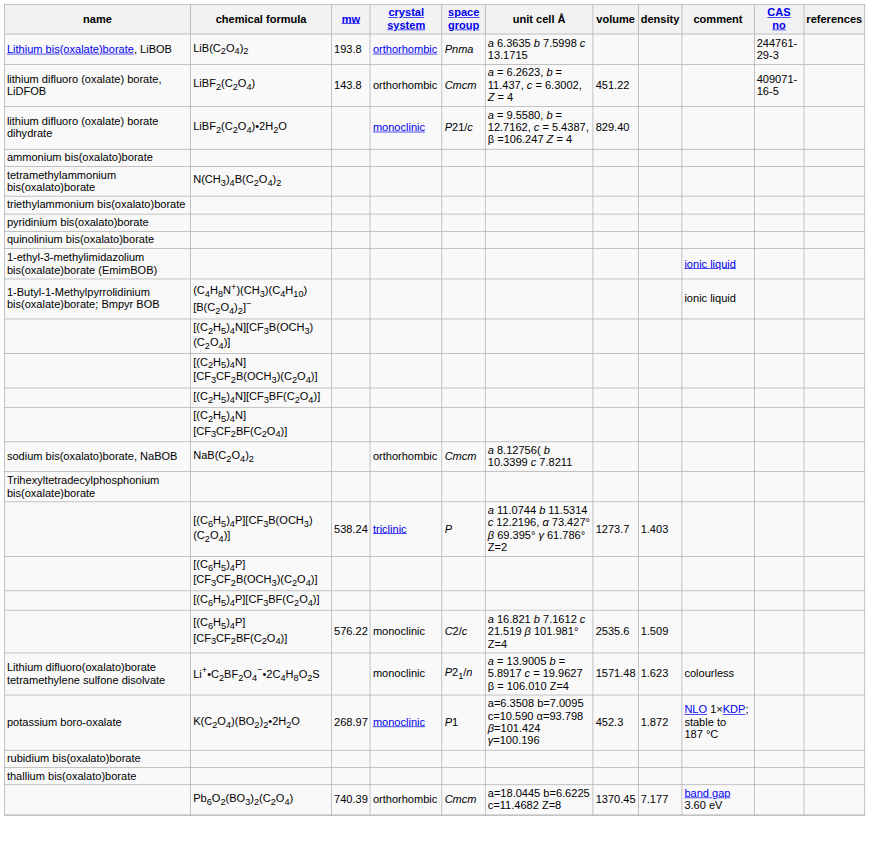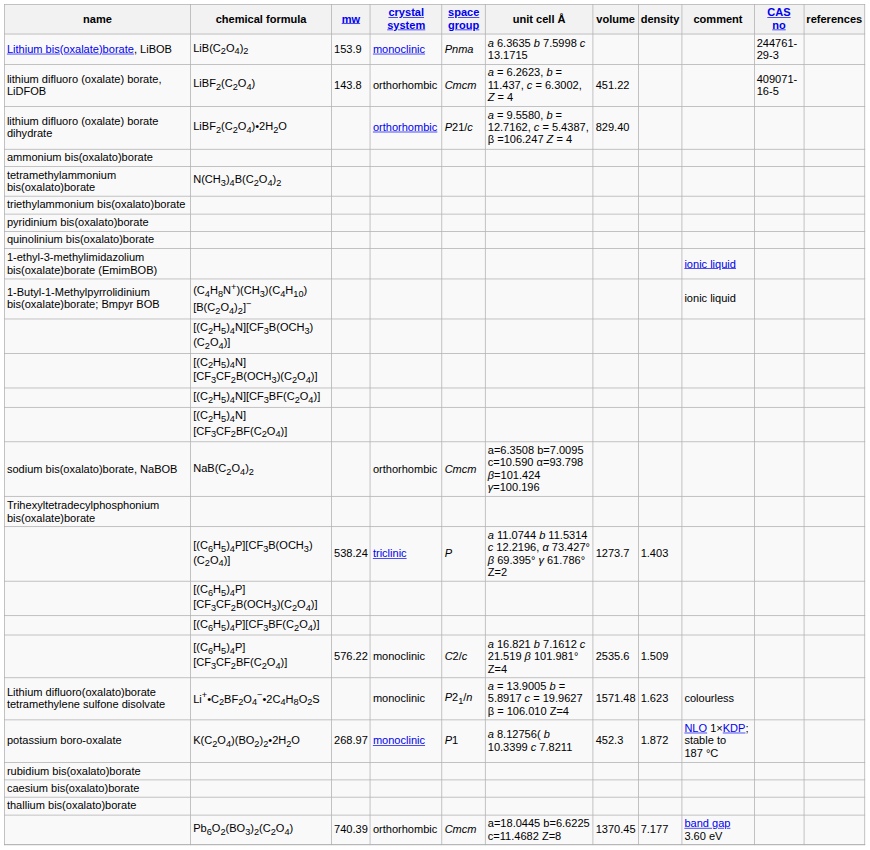(348, 49) 193.8 -> (348, 49) 153.9
(405, 49) orthorhombic -> (399, 49) monoclinic
(399, 127) monoclinic -> (405, 127) orthorhombic
(530, 456) a 8.12756( b 10.3399 c 7.8211 -> (536, 469) a=6.3508 b=7.0095 c=10.590 α=93.798 β=101.424 γ=100.196
(536, 722) a=6.3508 b=7.0095 c=10.590 α=93.798 β=101.424 γ=100.196 -> (530, 741) a 8.12756( b 10.3399 c 7.8211
+ row: (73, 788)
